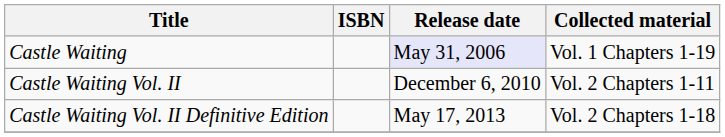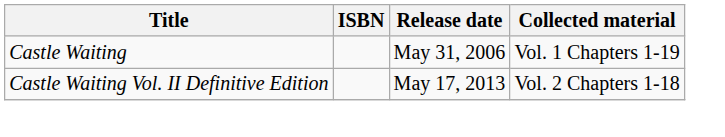(449, 52) lavender background -> (449, 52) no background
- row: (95, 83)
